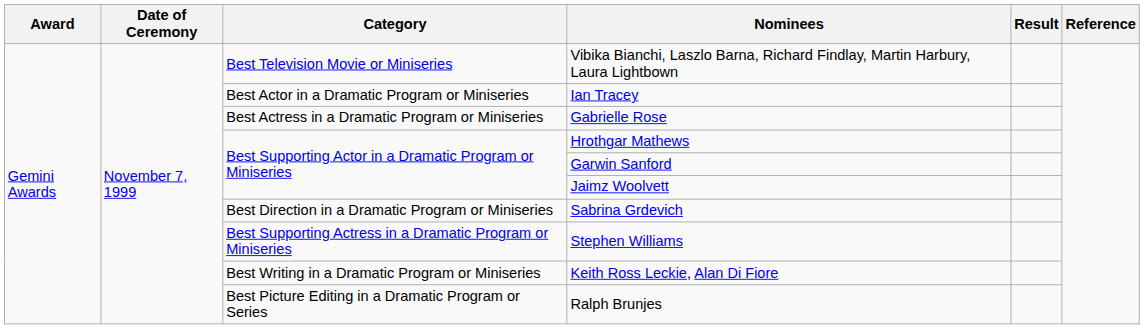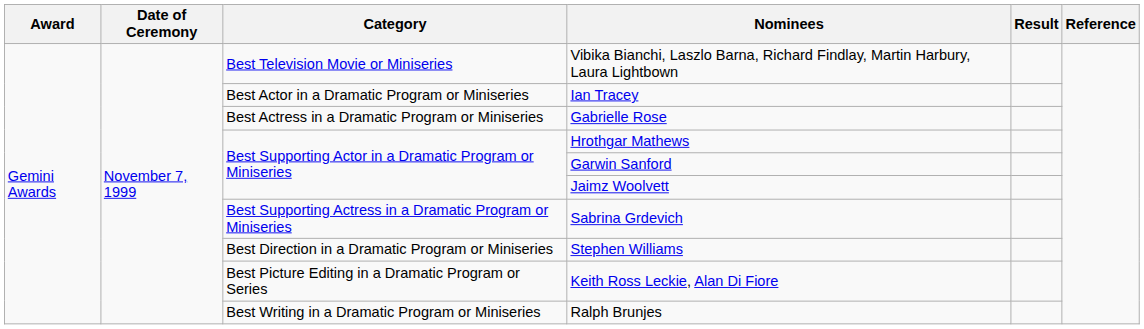(390, 210) Best Direction in a Dramatic Program or Miniseries -> (387, 218) Best Supporting Actress in a Dramatic Program or Miniseries
(387, 241) Best Supporting Actress in a Dramatic Program or Miniseries -> (390, 249) Best Direction in a Dramatic Program or Miniseries
(383, 273) Best Writing in a Dramatic Program or Miniseries -> (373, 281) Best Picture Editing in a Dramatic Program or Series
(373, 304) Best Picture Editing in a Dramatic Program or Series -> (383, 312) Best Writing in a Dramatic Program or Miniseries
